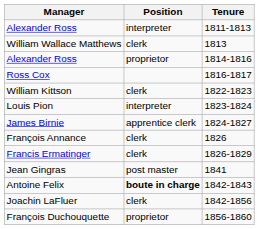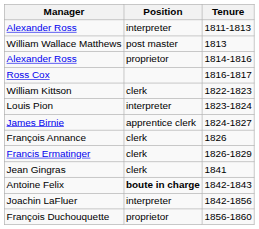(136, 43) clerk -> (152, 43) post master
(152, 169) post master -> (136, 169) clerk
(136, 201) clerk -> (149, 201) interpreter
